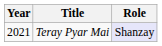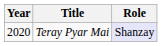(19, 32) 2021 -> (19, 32) 2020
